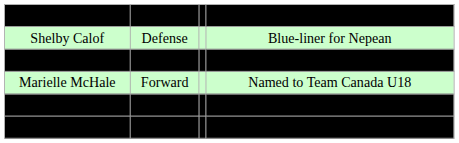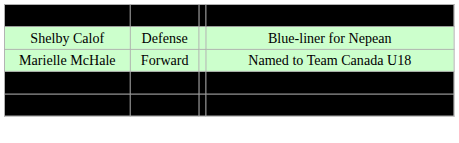- row: (67, 60)
